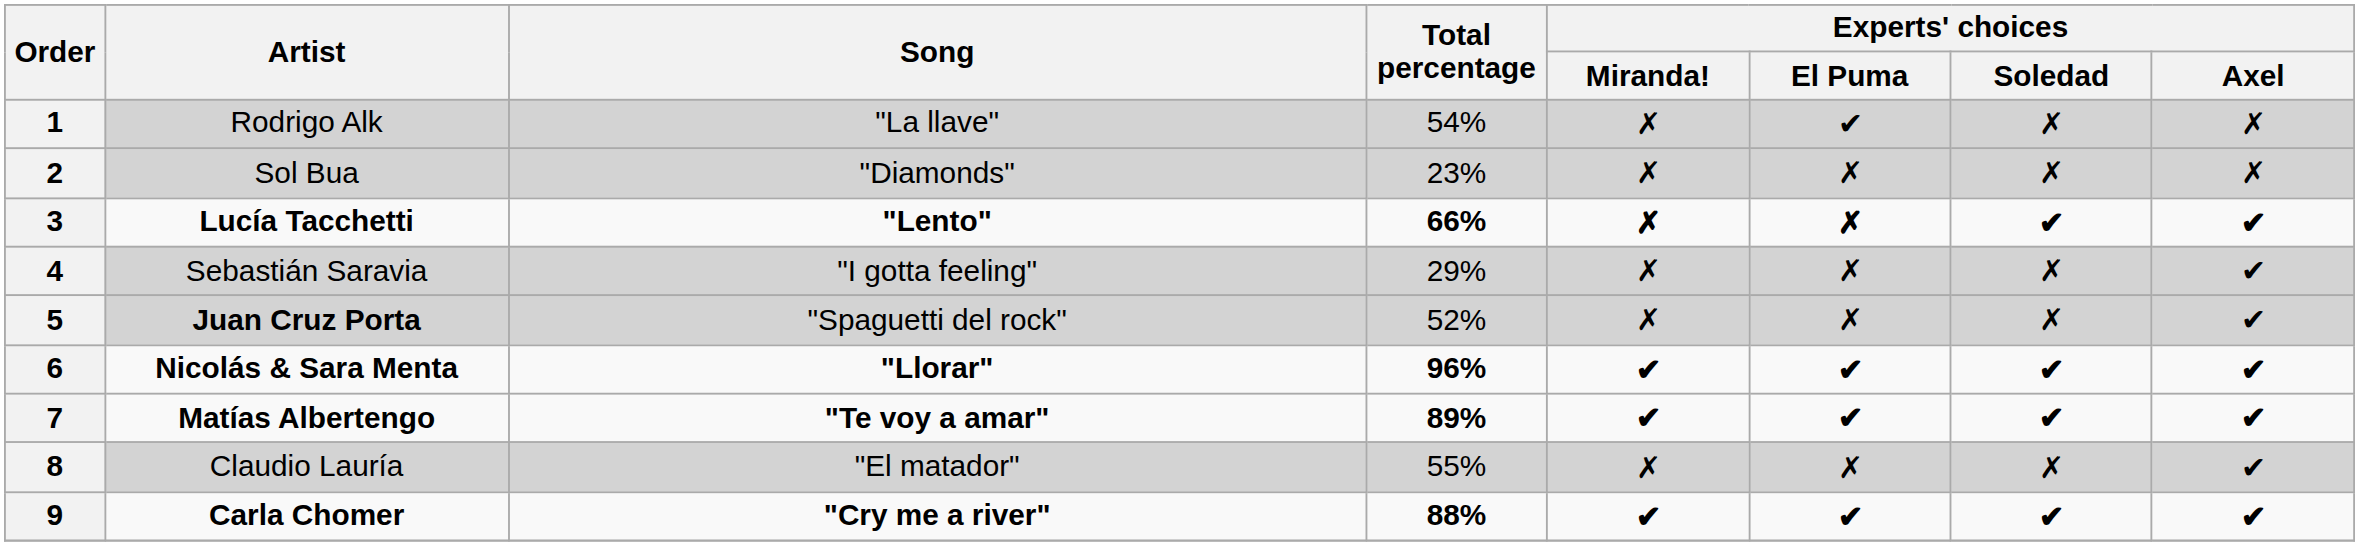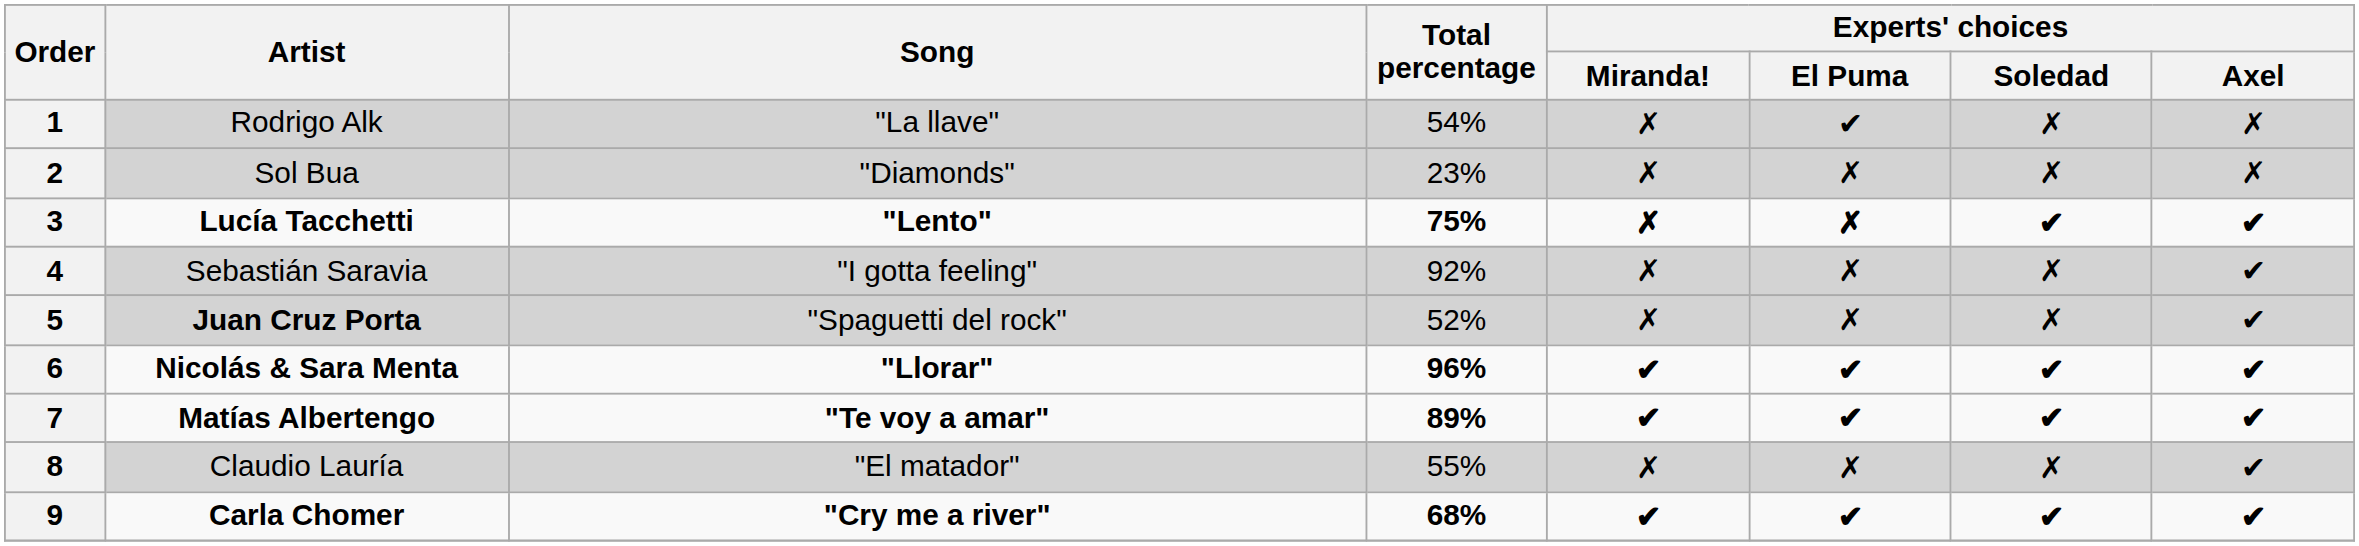(1456, 221) 66% -> (1456, 221) 75%
(1456, 270) 29% -> (1456, 270) 92%
(1456, 515) 88% -> (1456, 515) 68%
